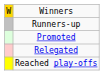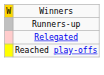- row: (56, 37)
